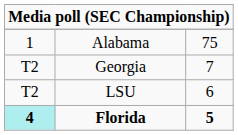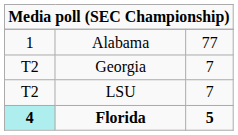(210, 42) 75 -> (210, 42) 77
(210, 92) 6 -> (210, 92) 7
